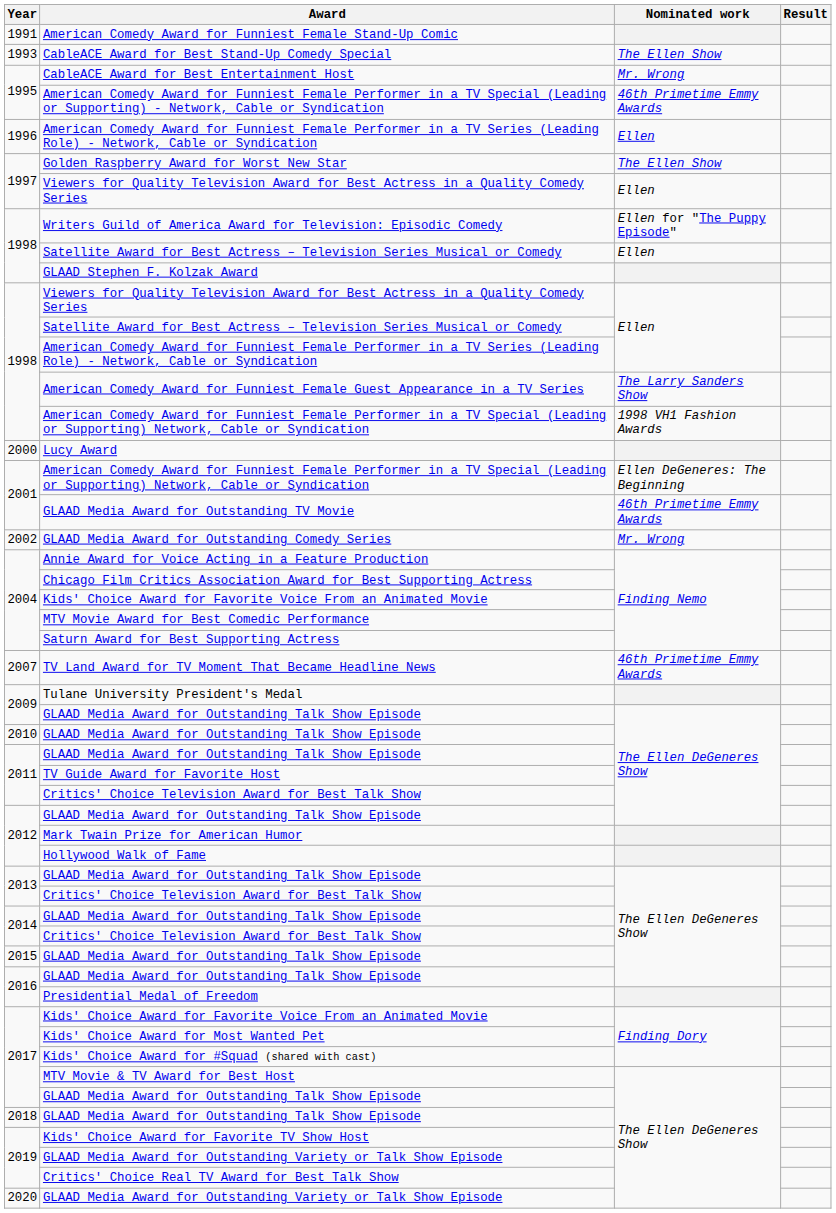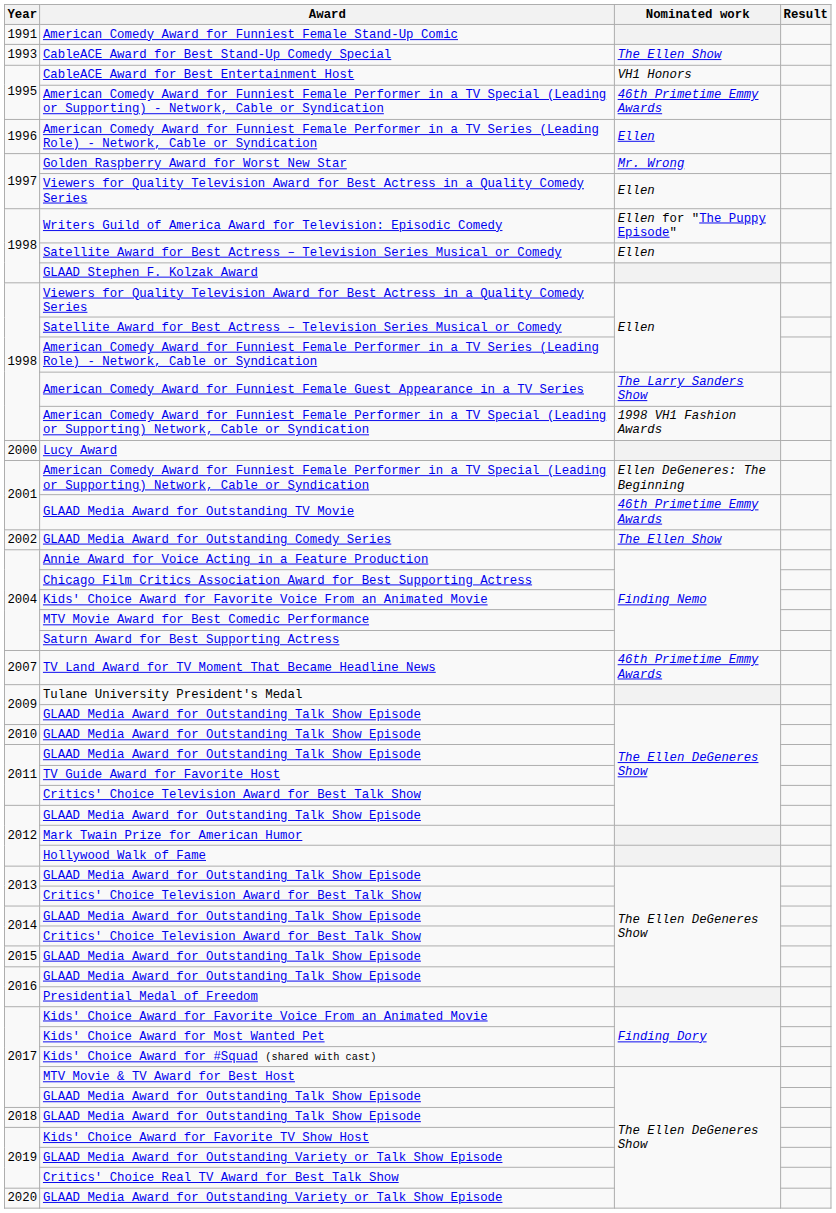(651, 75) Mr. Wrong -> (655, 75) VH1 Honors
(670, 164) The Ellen Show -> (651, 164) Mr. Wrong
(651, 539) Mr. Wrong -> (670, 539) The Ellen Show
